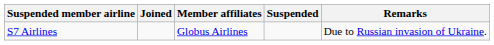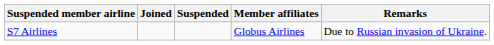columns swapped: (293, 13) <-> (219, 13)
